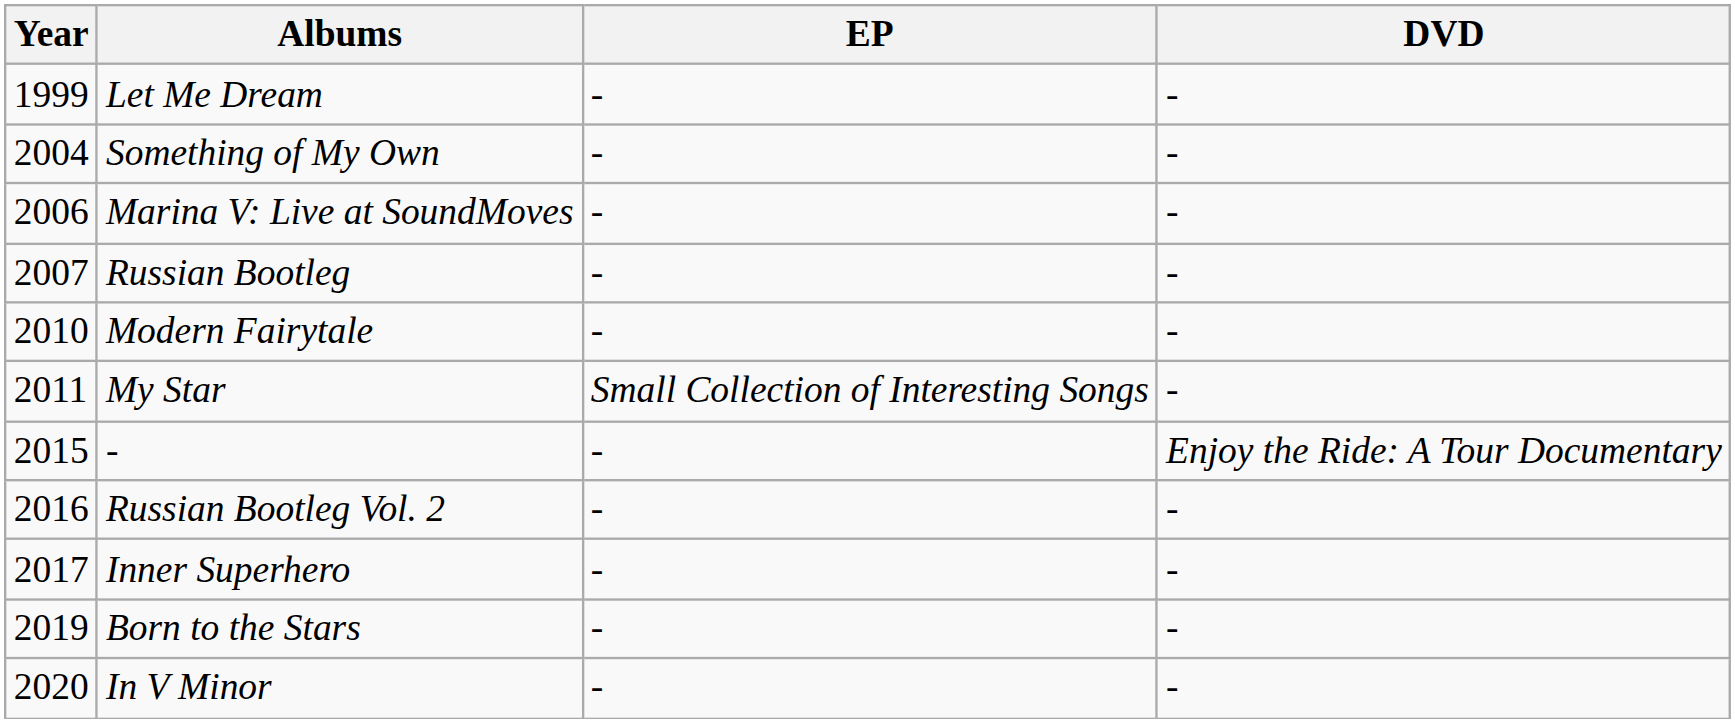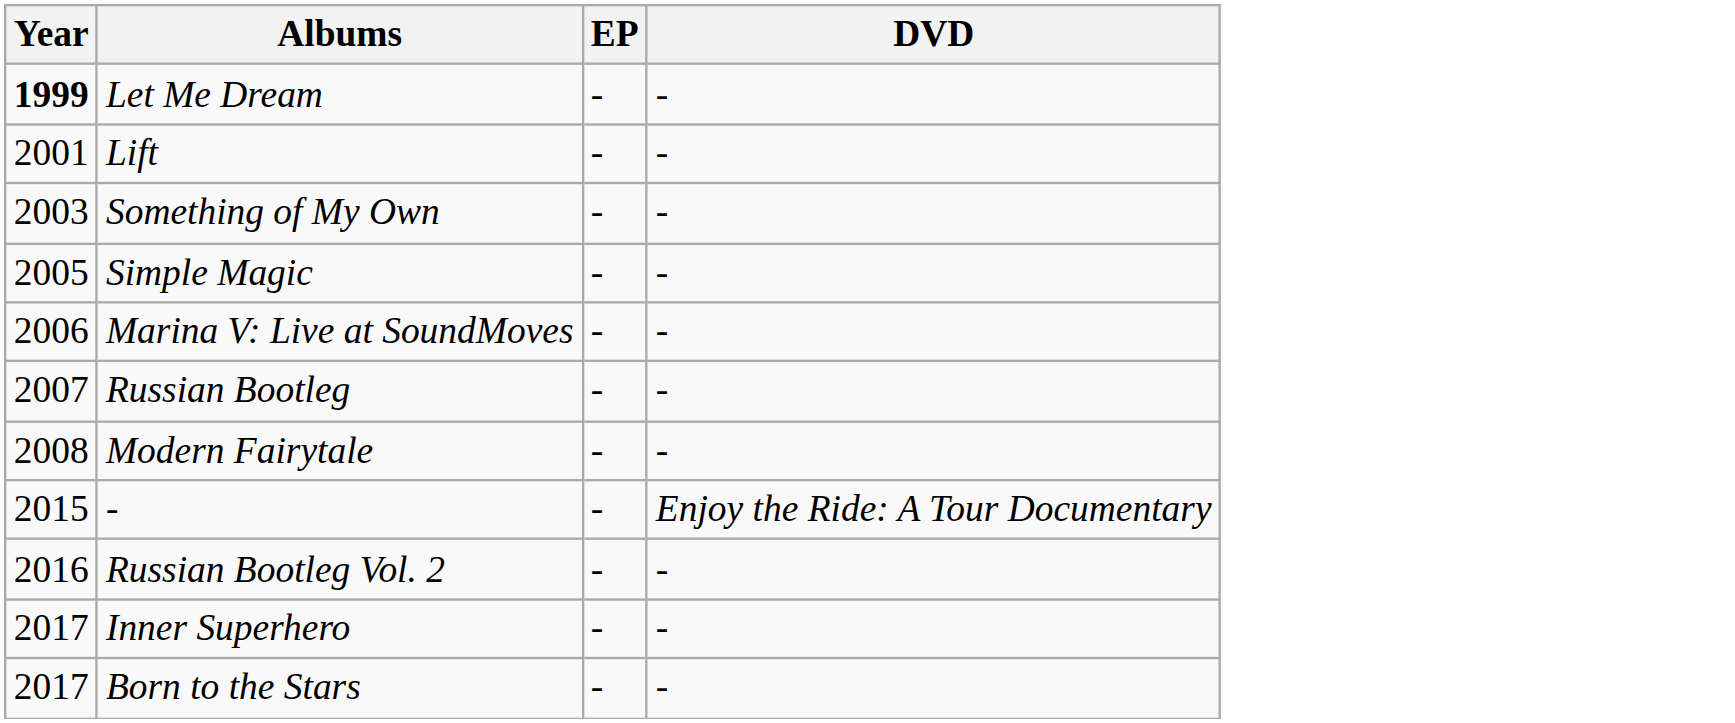(51, 93) normal -> (51, 93) bold
+ row: (132, 152)
(51, 152) 2004 -> (51, 212) 2003
+ row: (209, 271)
(51, 331) 2010 -> (51, 449) 2008
- row: (166, 390)
(51, 627) 2019 -> (51, 687) 2017
- row: (189, 687)
